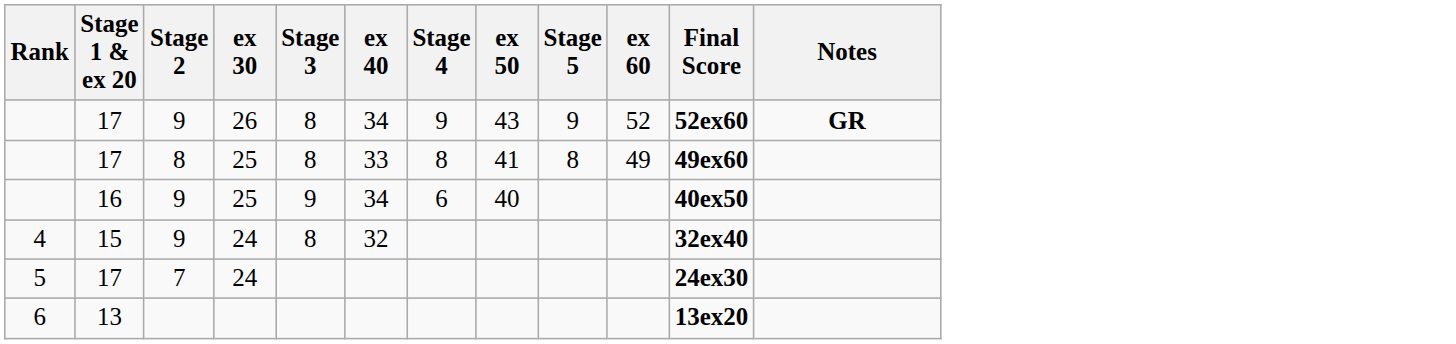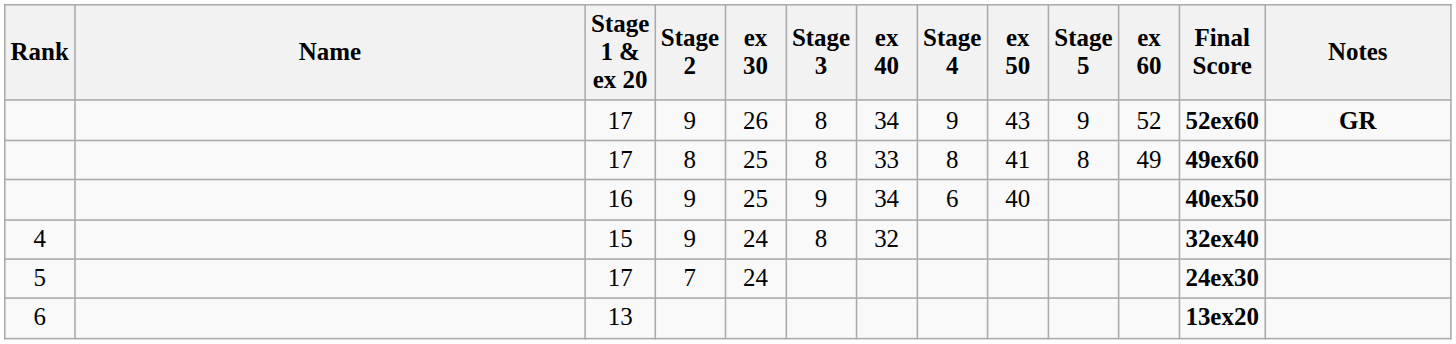+ column: (330, 52)
